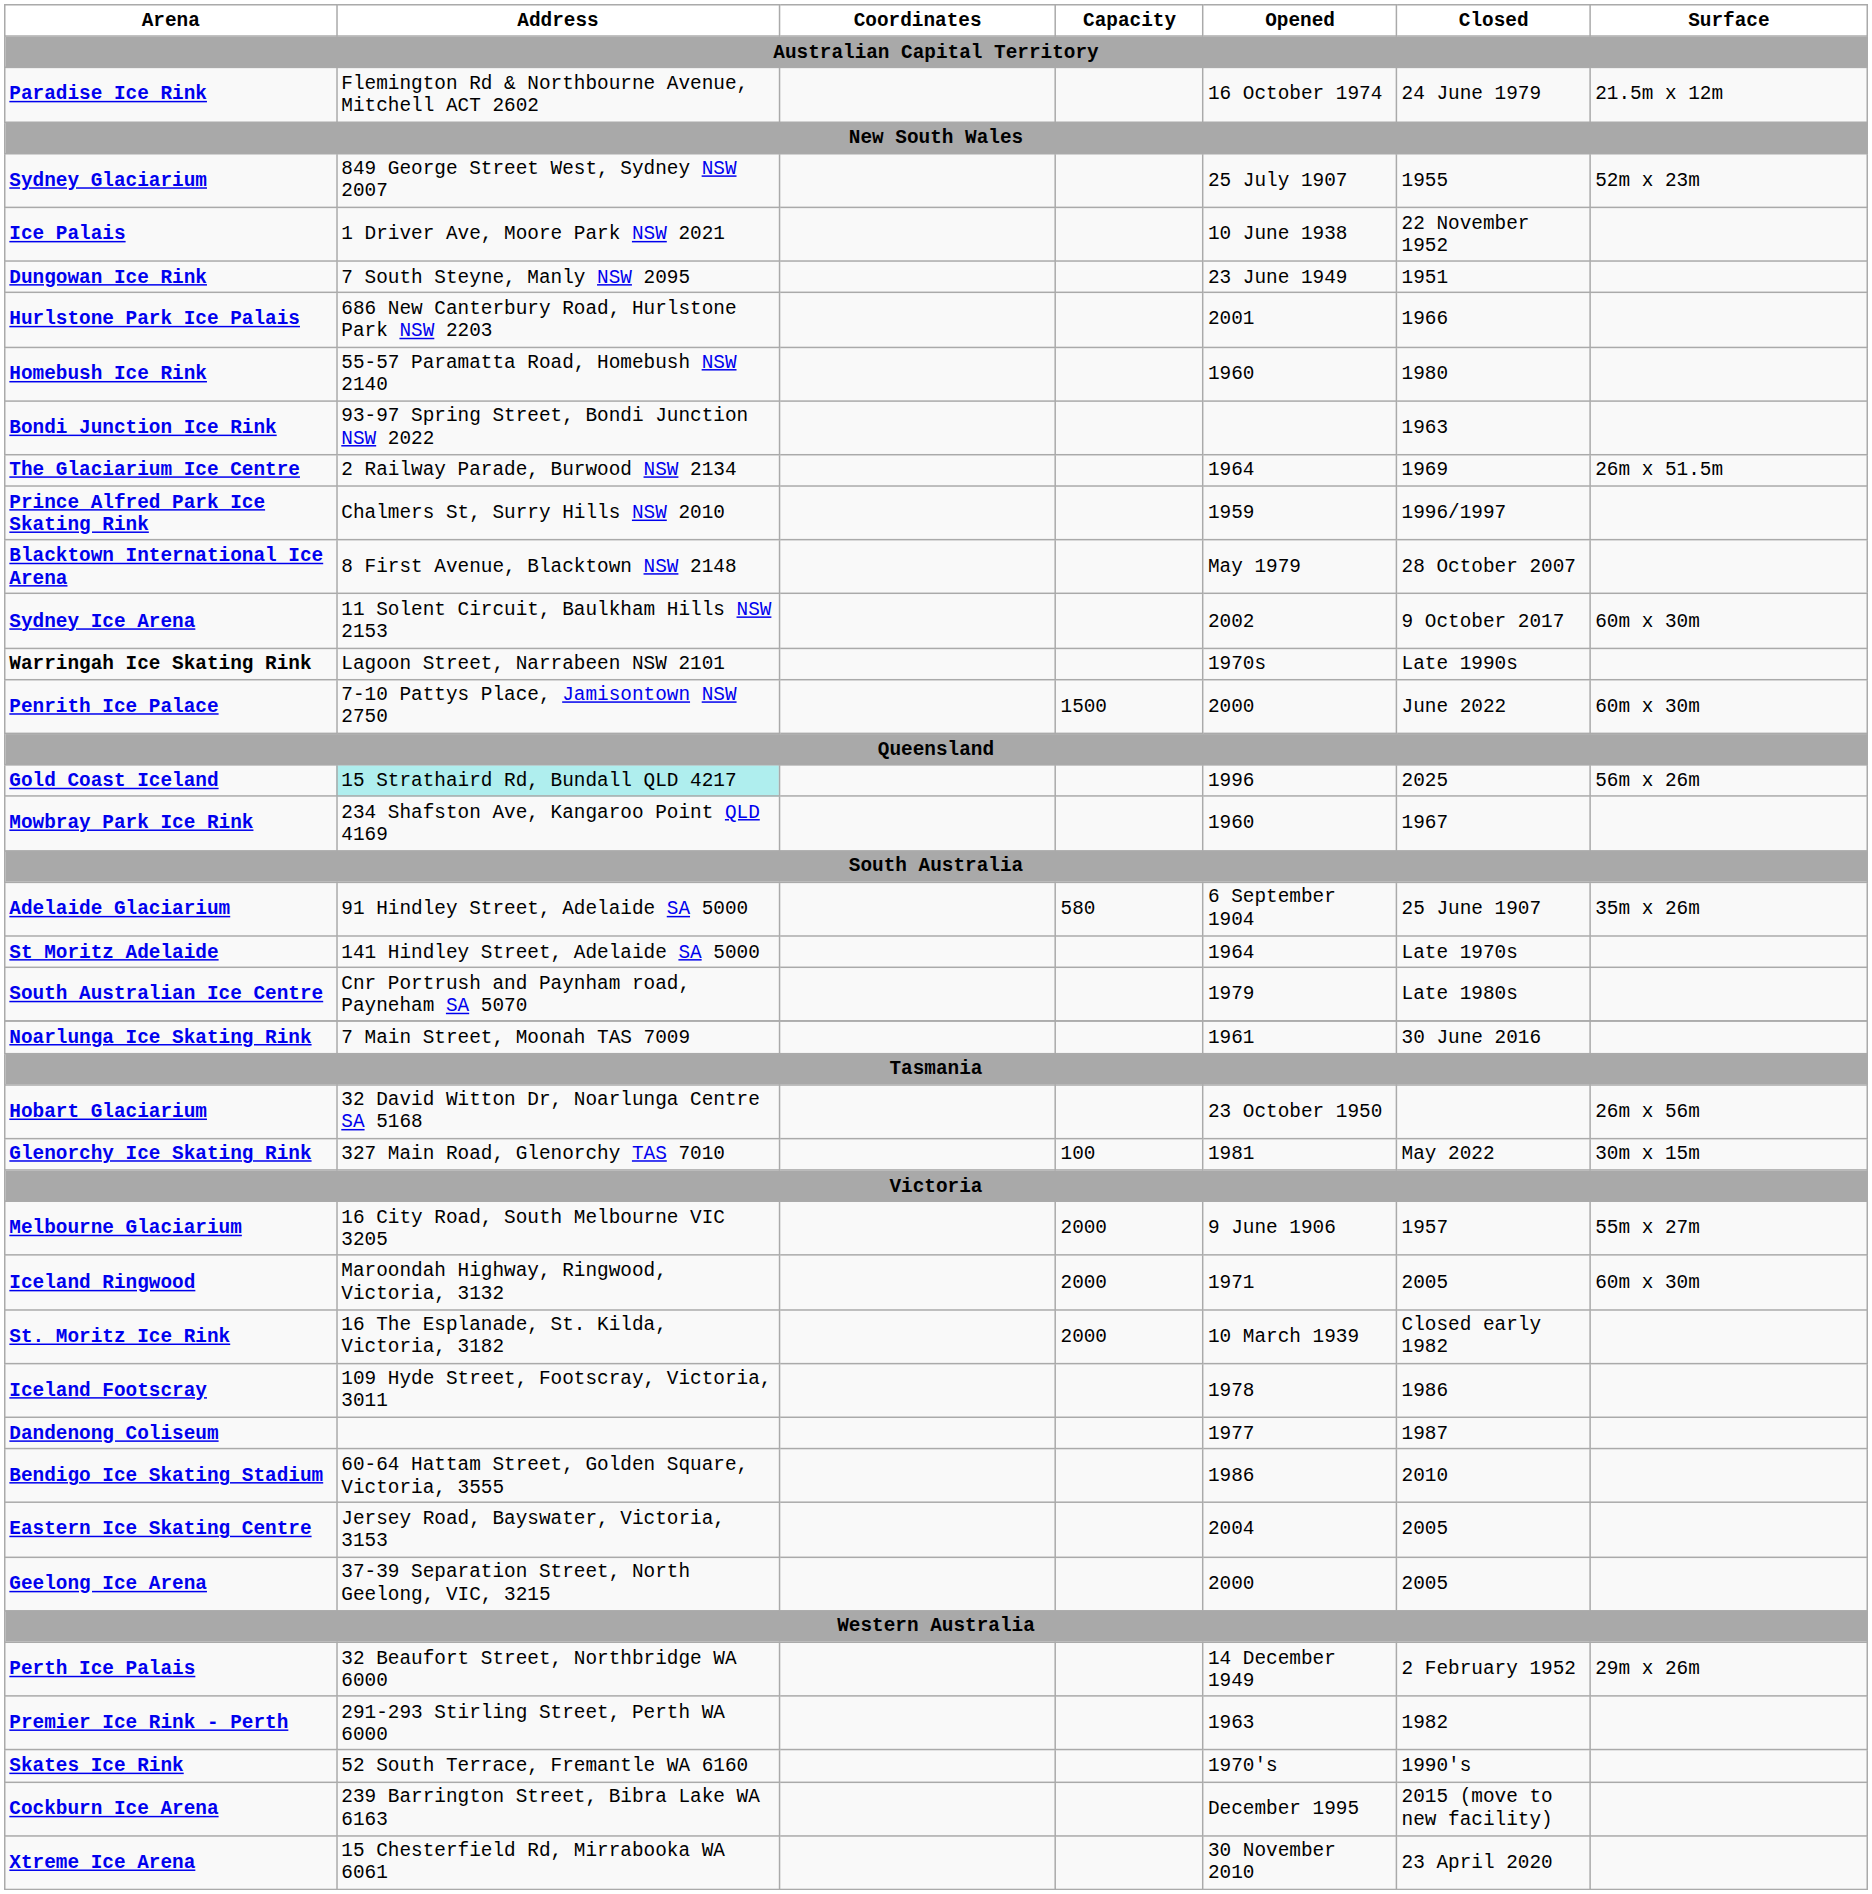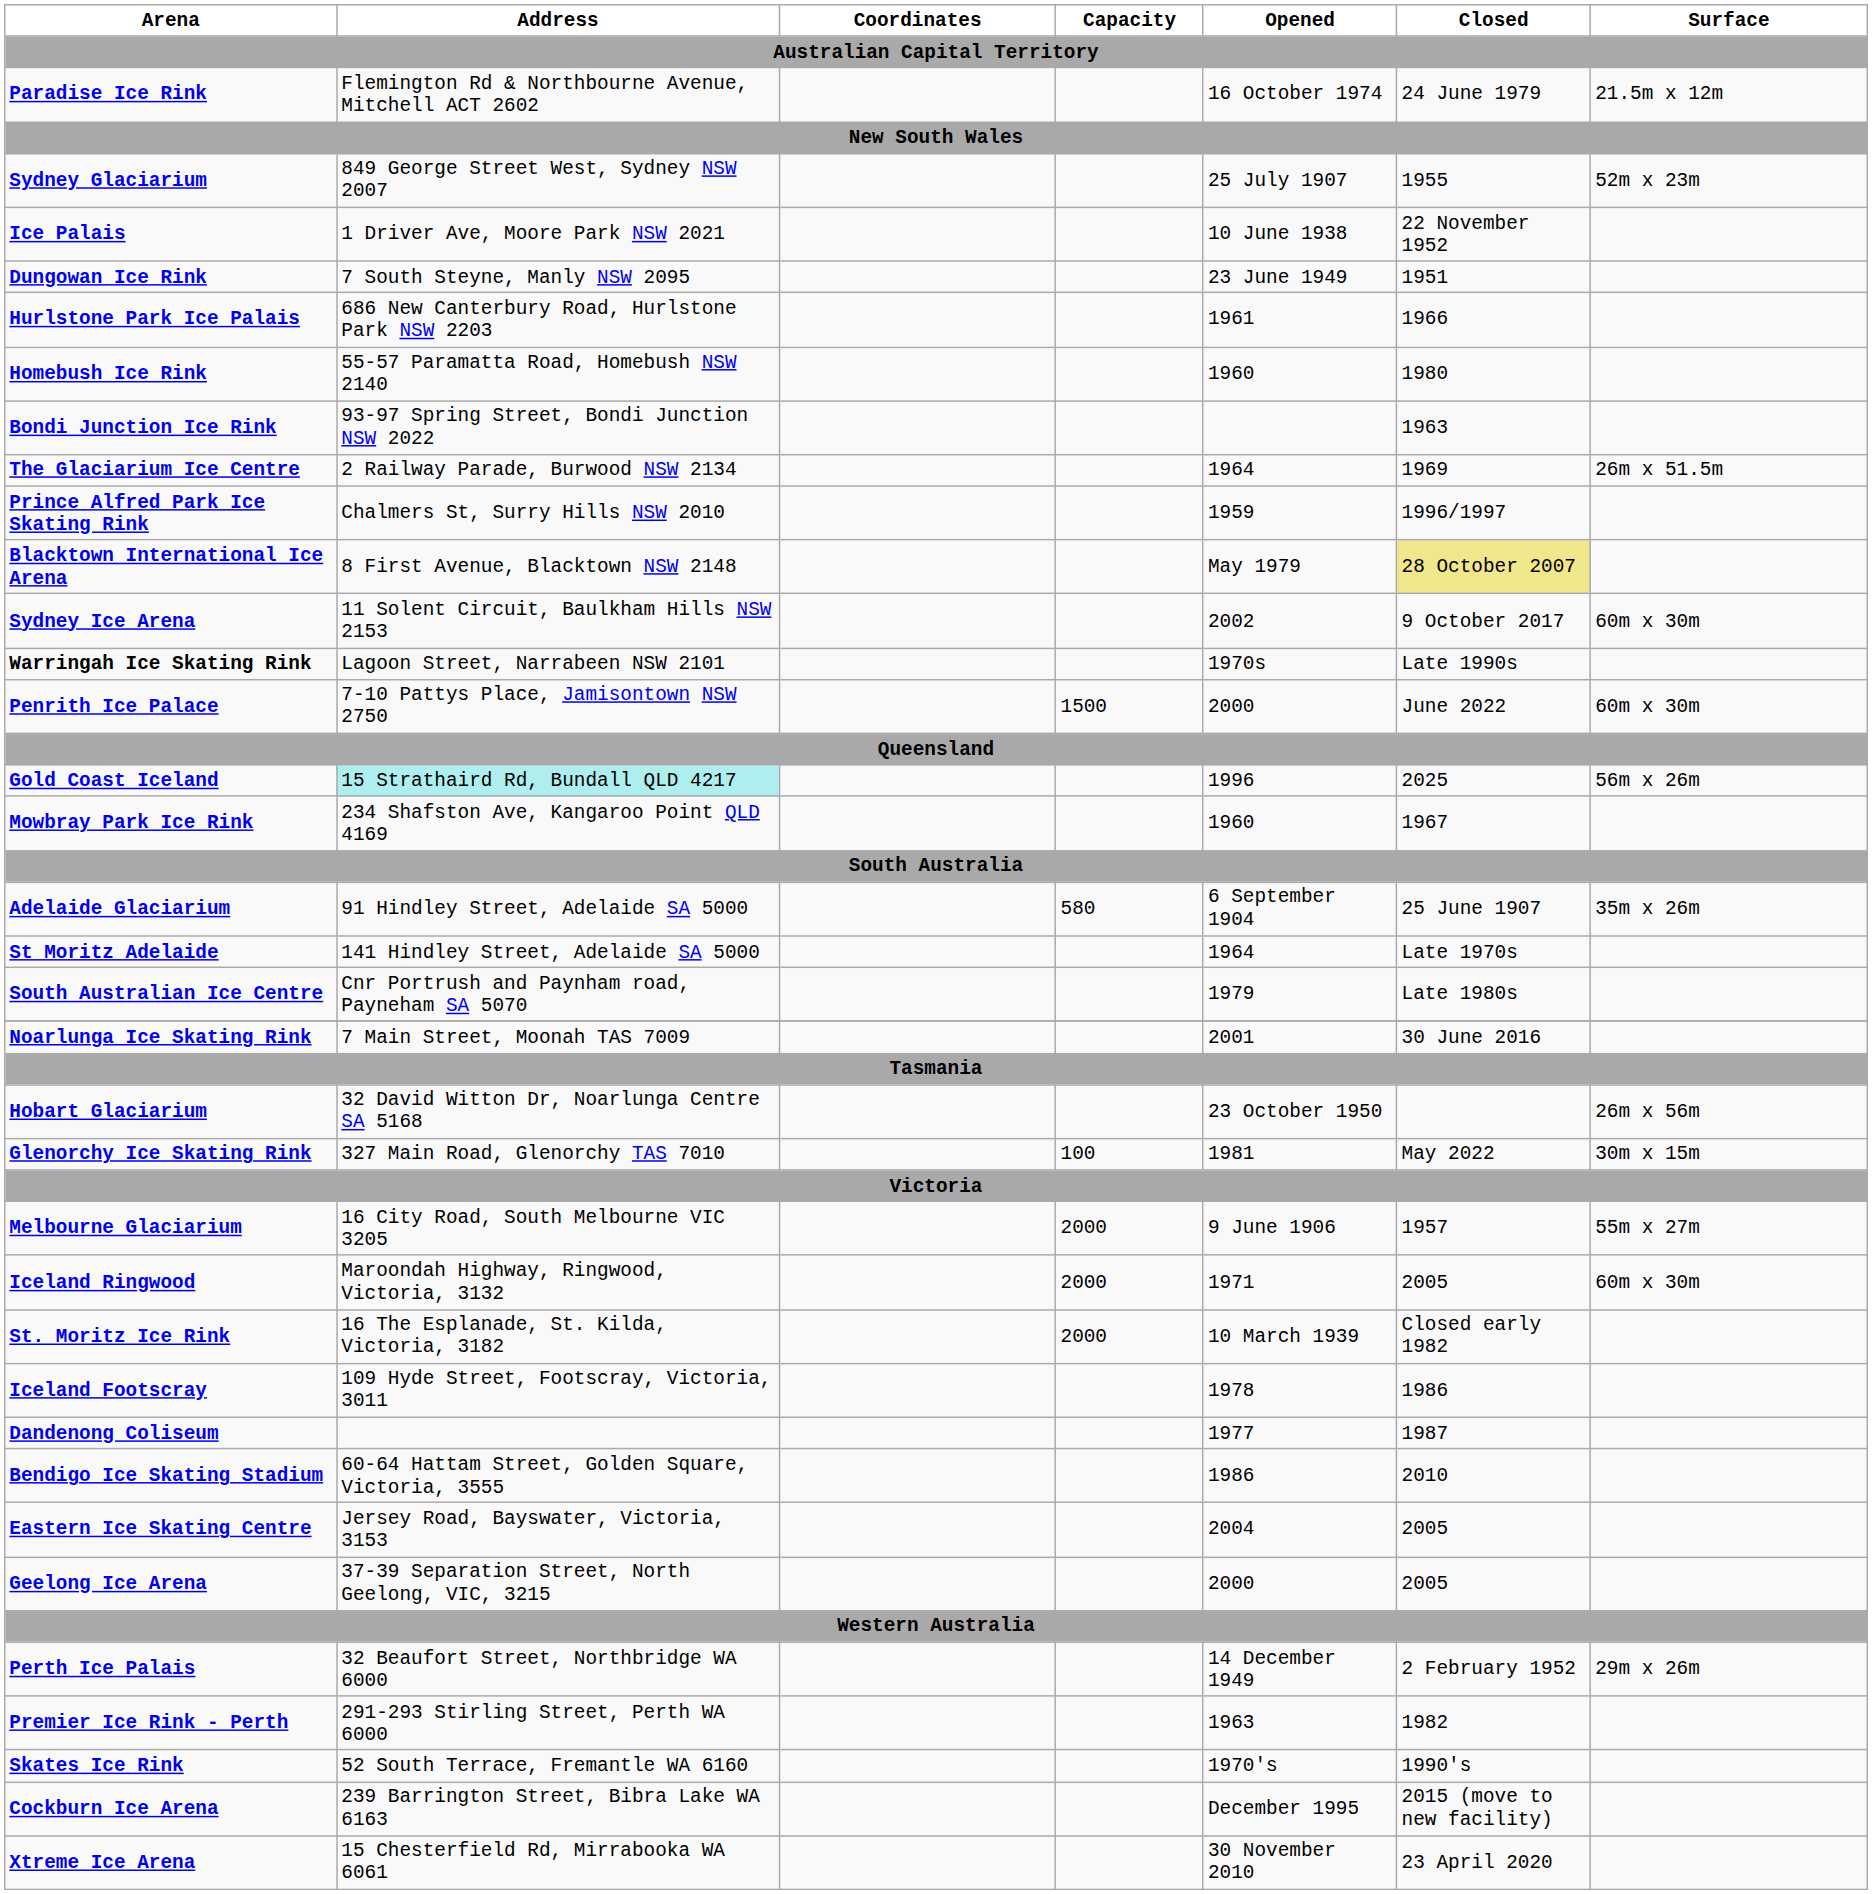(1231, 320) 2001 -> (1231, 320) 1961
(1489, 567) no background -> (1489, 567) khaki background
(1231, 1037) 1961 -> (1231, 1037) 2001
